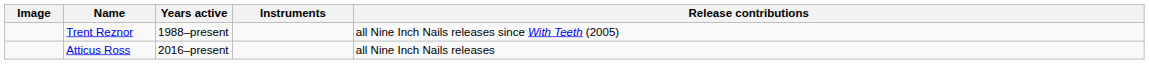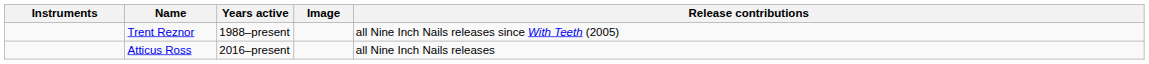columns swapped: (34, 13) <-> (293, 13)
